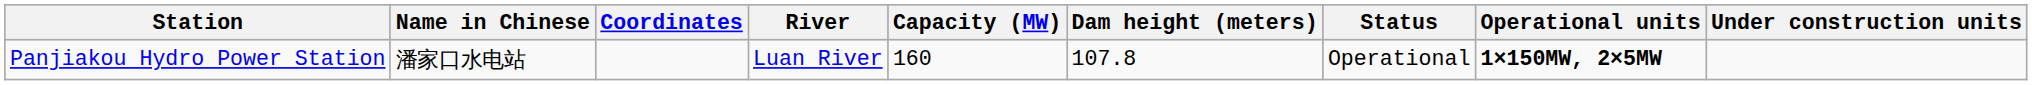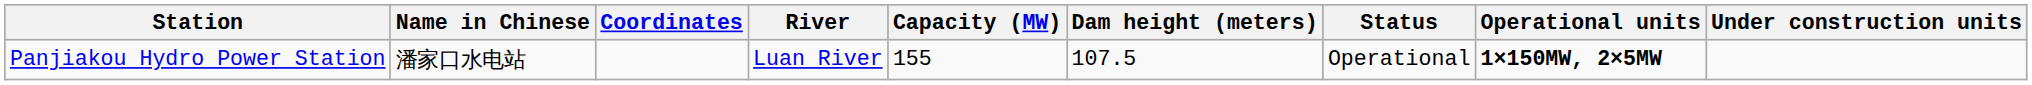(912, 60) 160 -> (912, 60) 155
(1104, 60) 107.8 -> (1104, 60) 107.5
